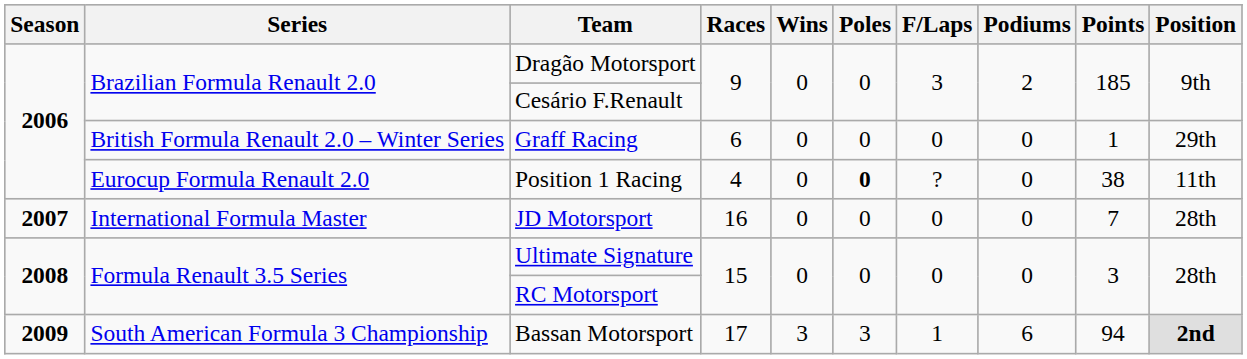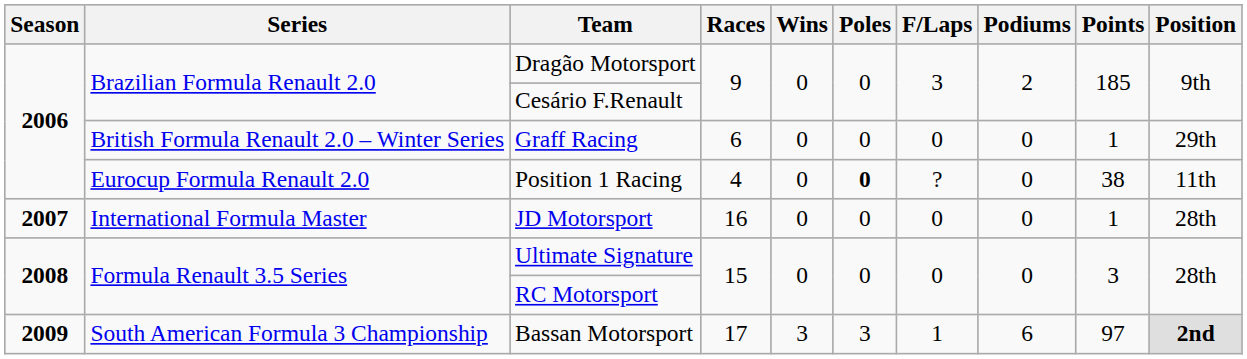(1113, 217) 7 -> (1113, 217) 1
(1113, 333) 94 -> (1113, 333) 97
